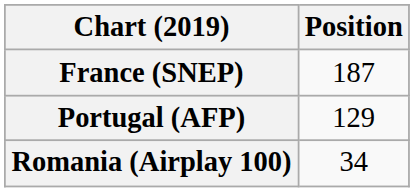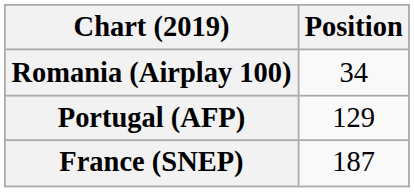rows swapped: (151, 72) <-> (151, 162)
